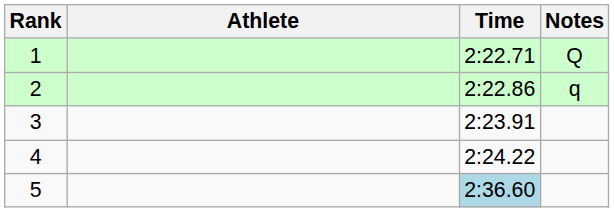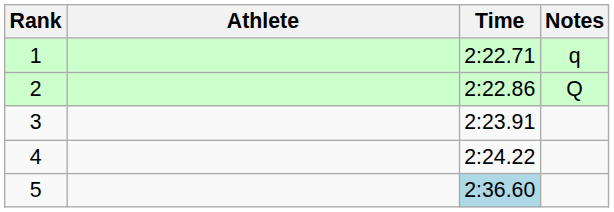(575, 55) Q -> (575, 55) q
(575, 88) q -> (575, 88) Q
